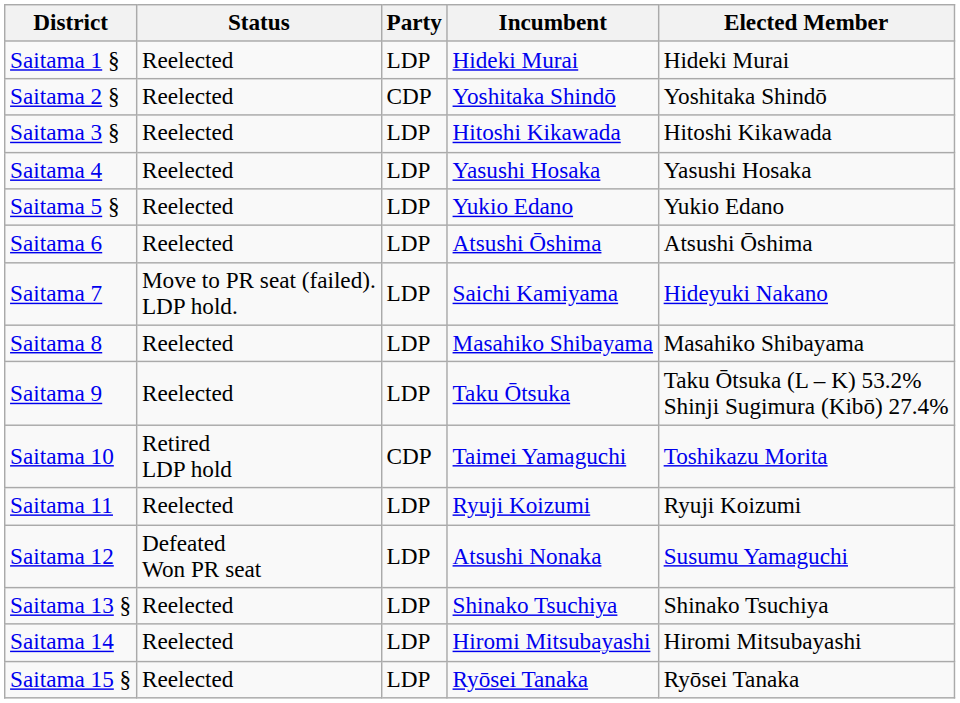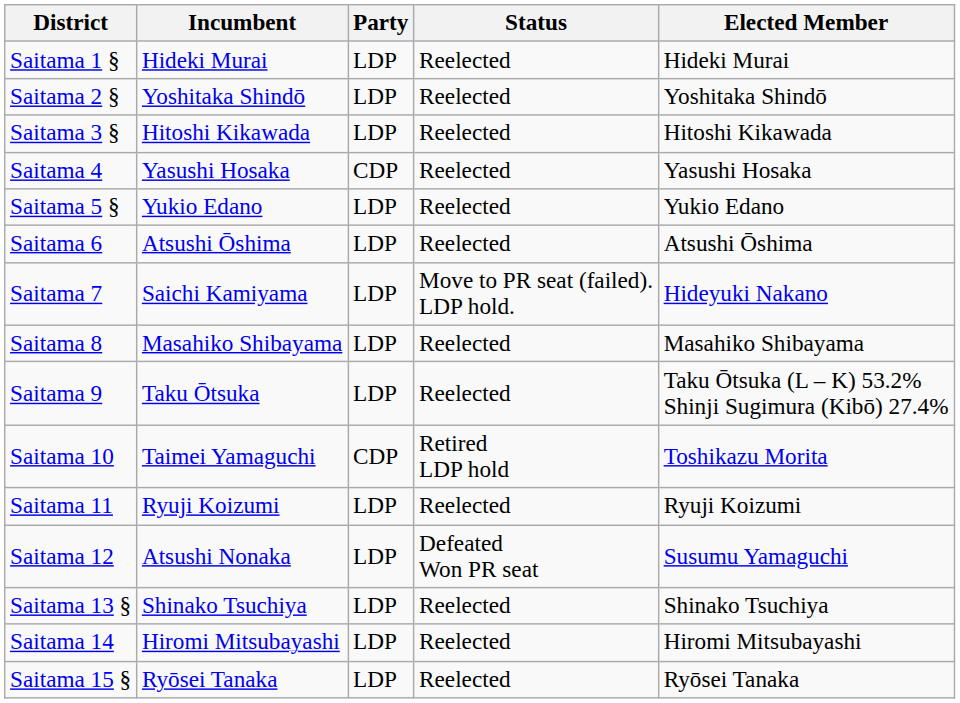columns swapped: (553, 22) <-> (259, 22)
(409, 96) CDP -> (375, 96) LDP
(408, 170) LDP -> (376, 170) CDP
